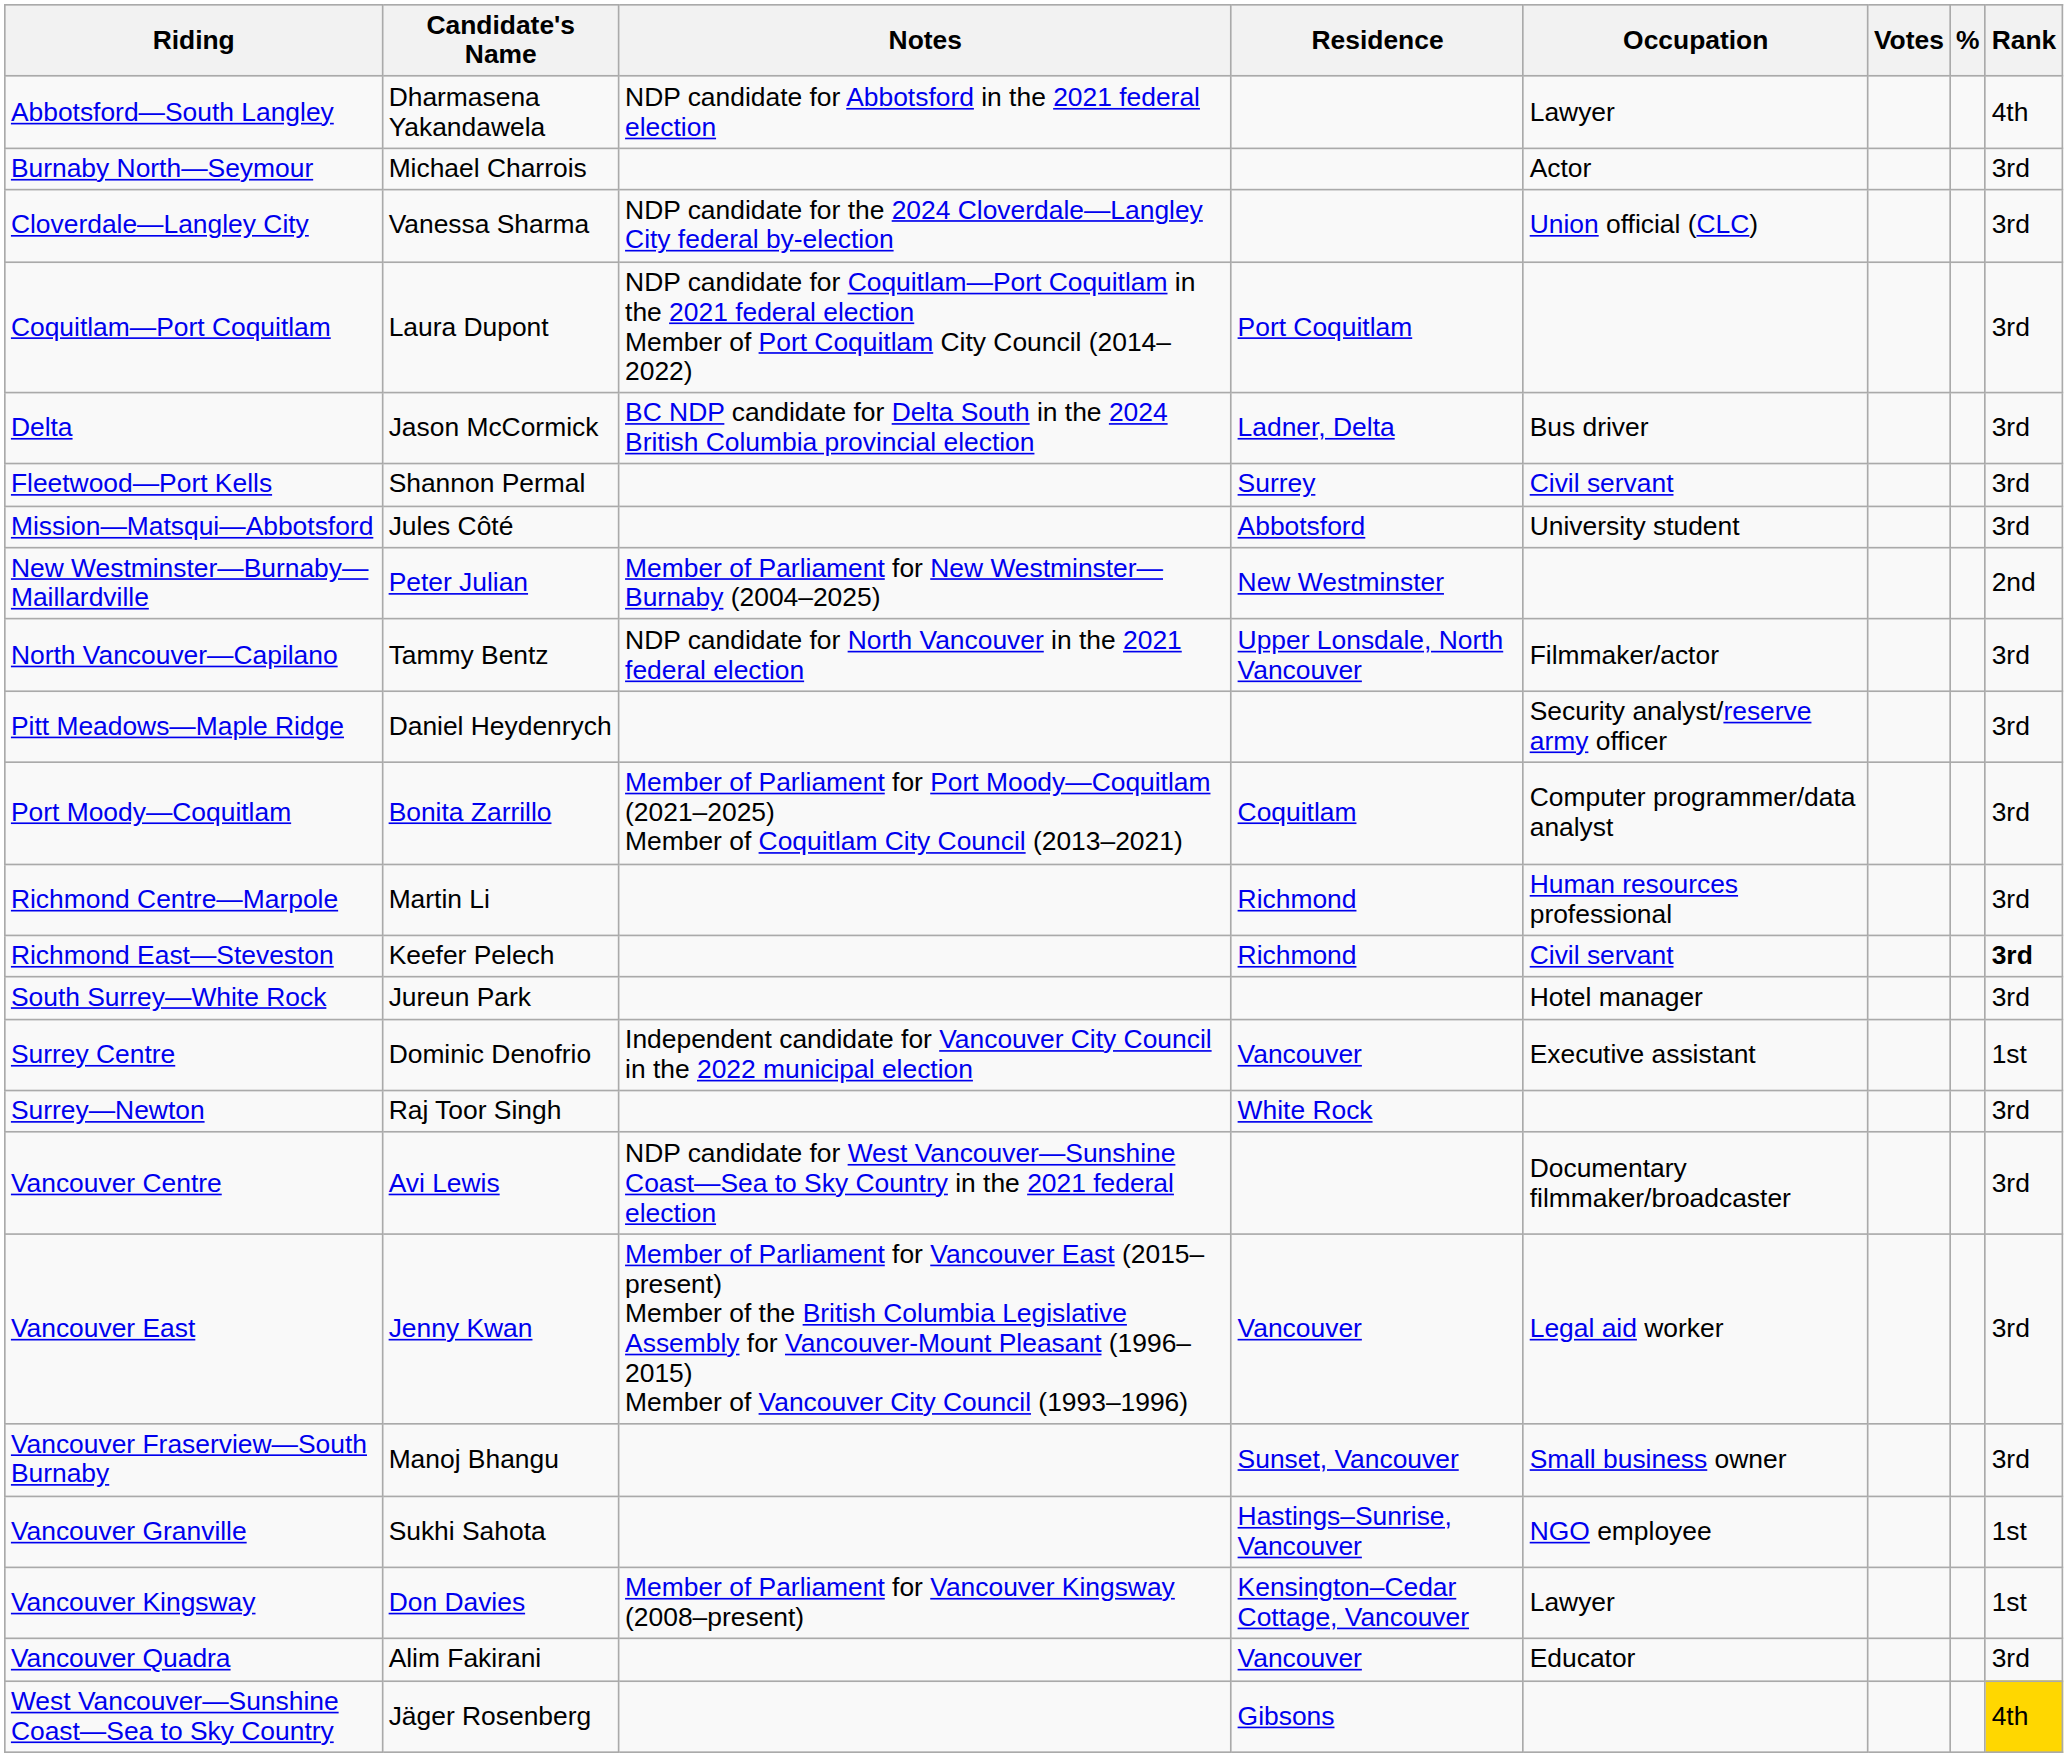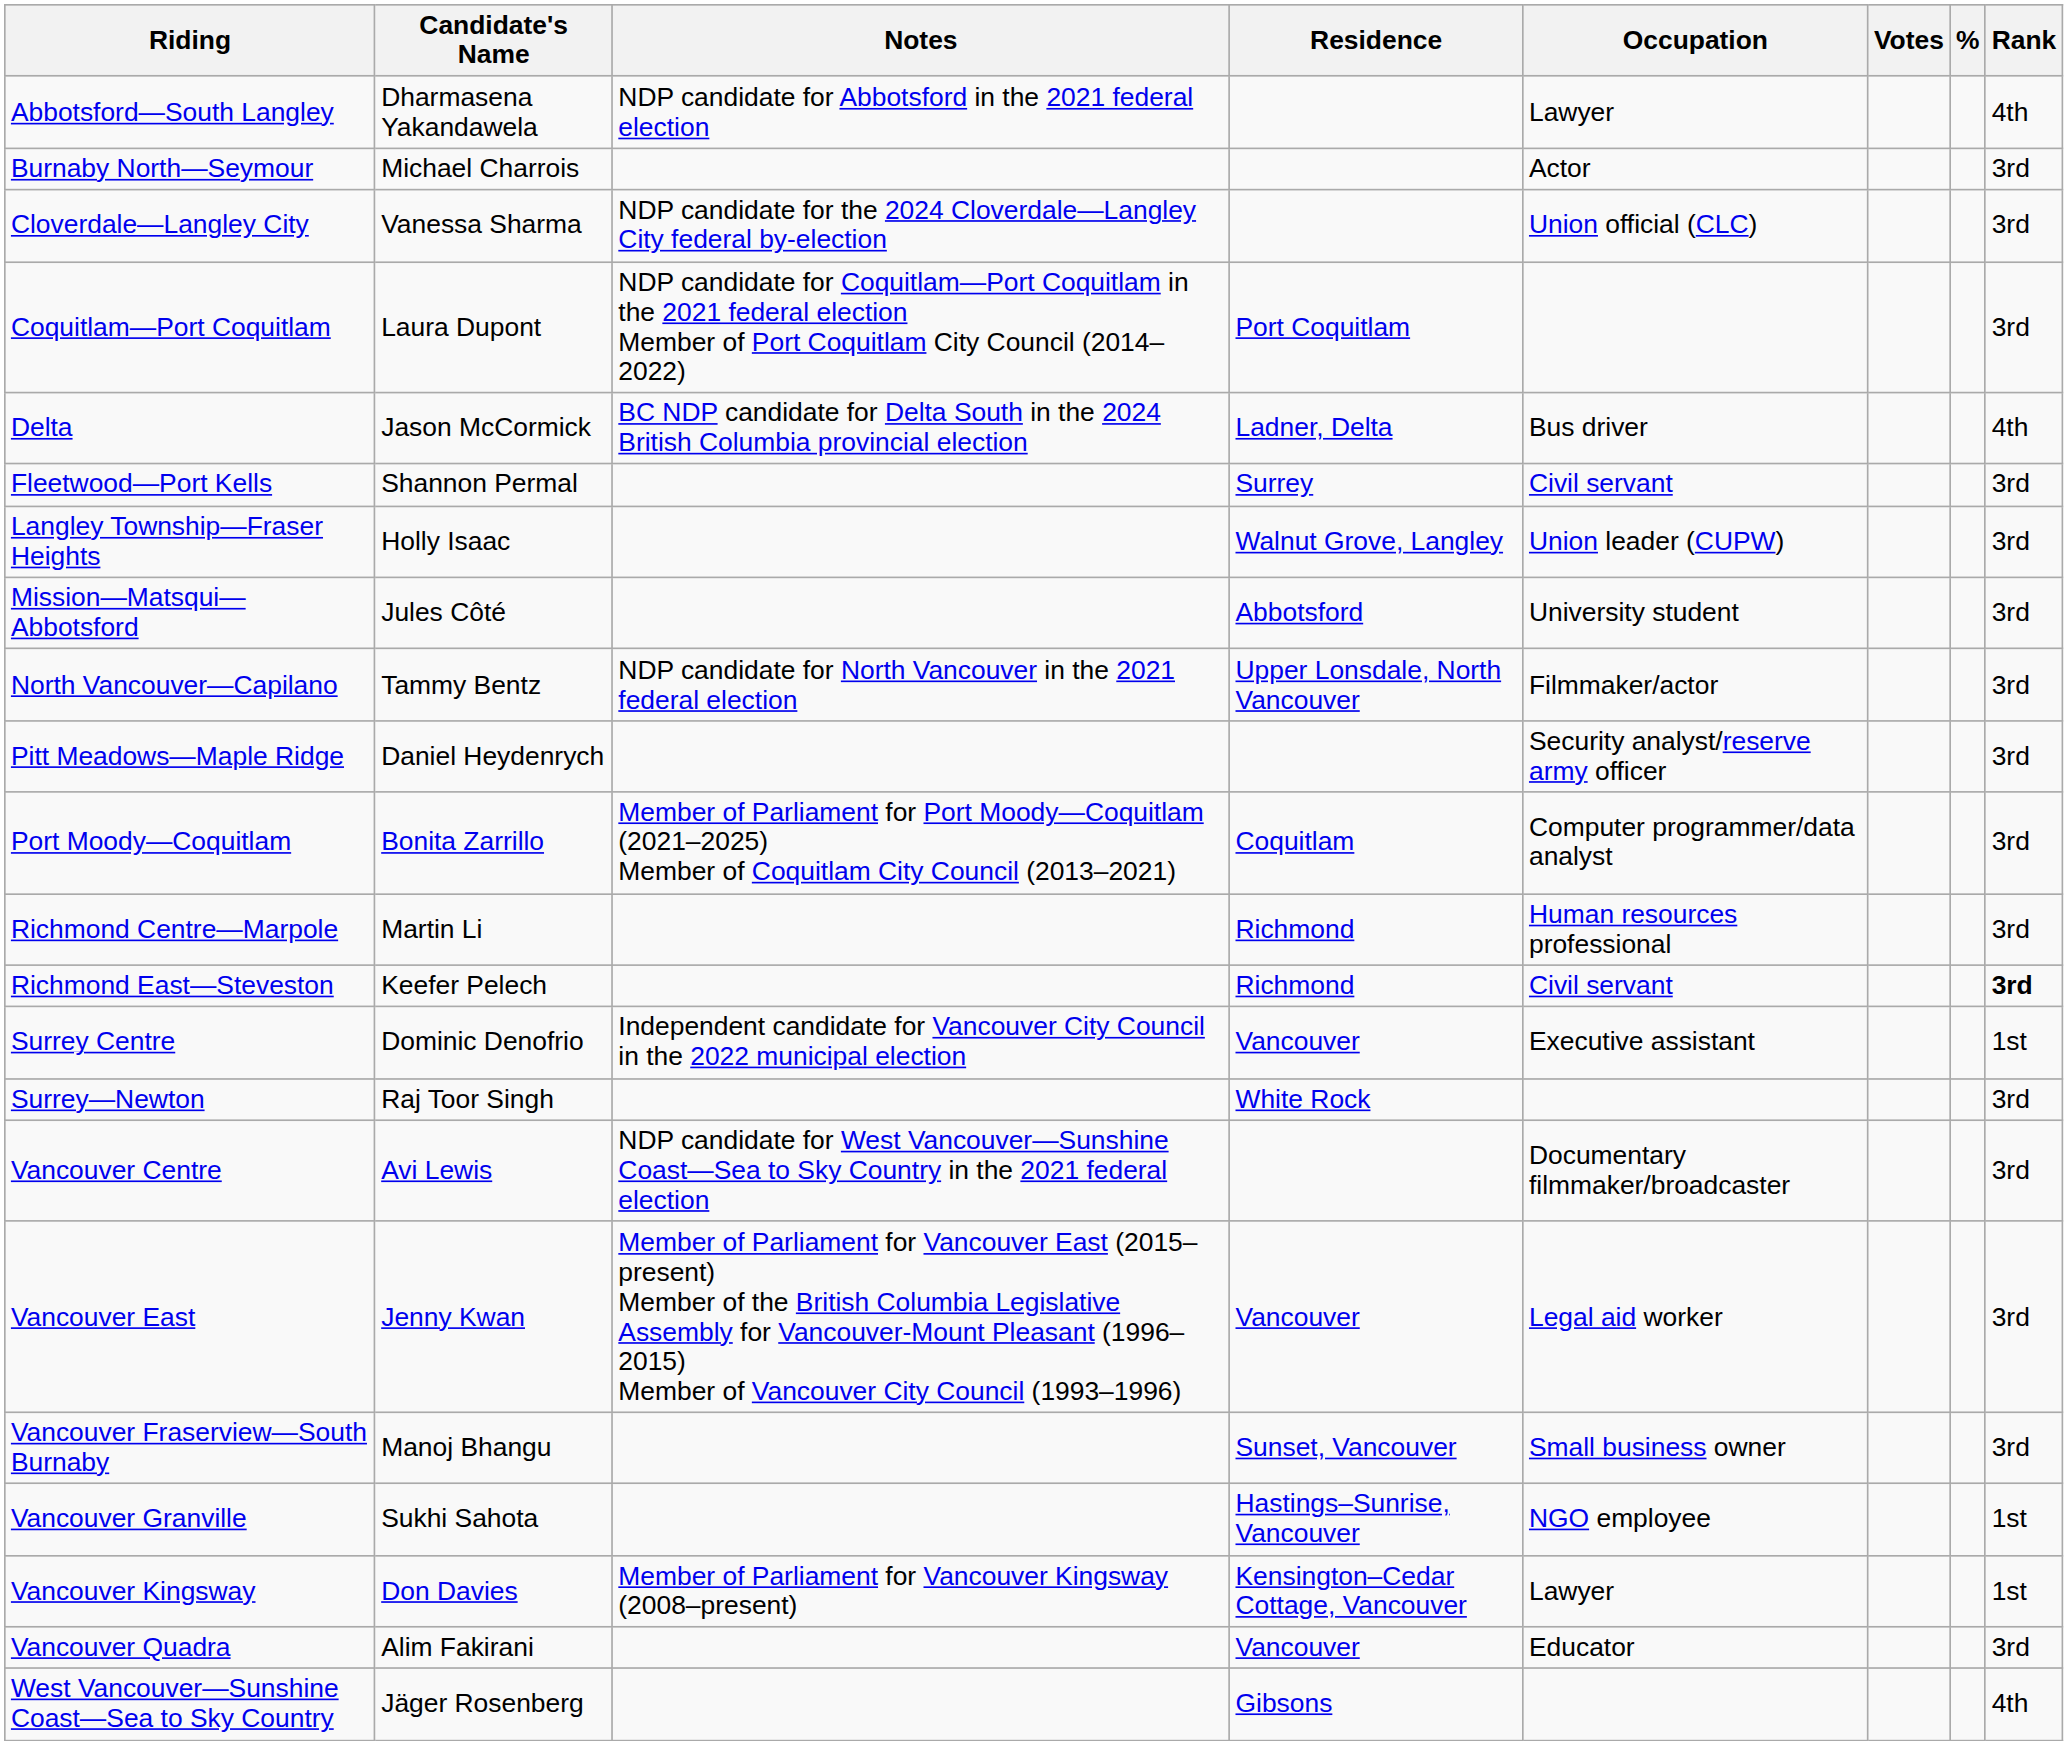(2011, 427) 3rd -> (2010, 427) 4th
+ row: (167, 541)
- row: (190, 583)
- row: (169, 997)
(2010, 1716) gold background -> (2010, 1703) no background
